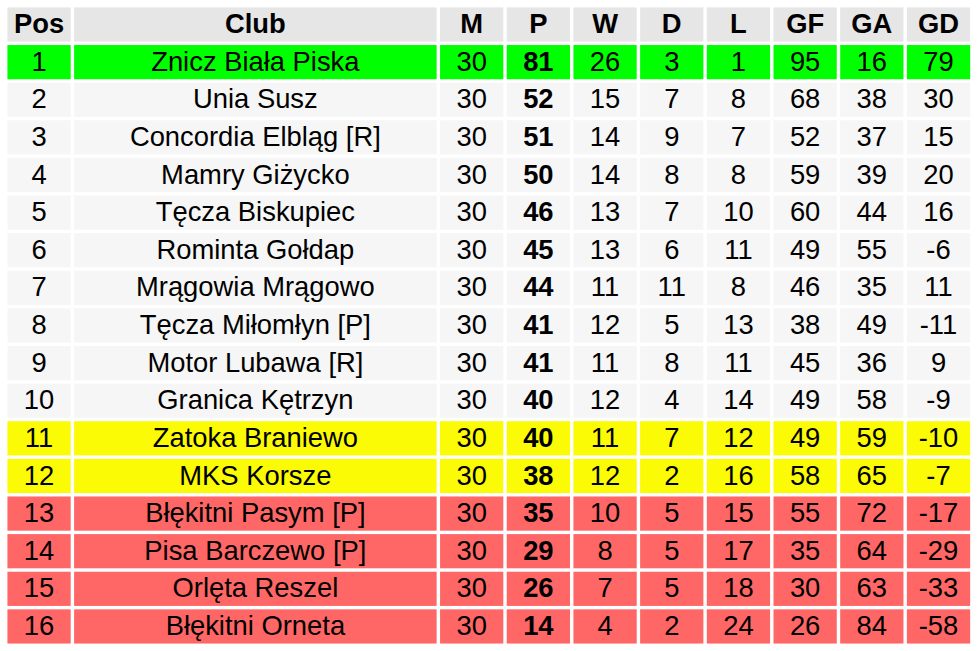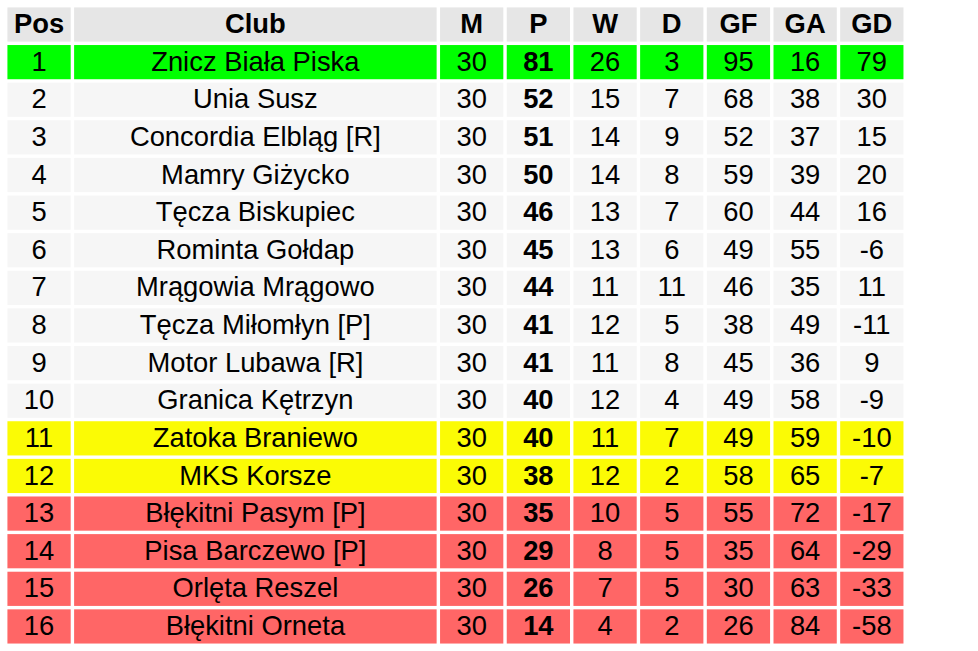- column: (738, 24)
